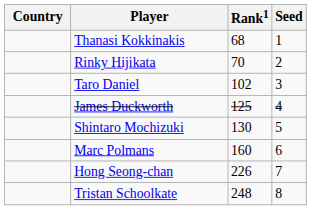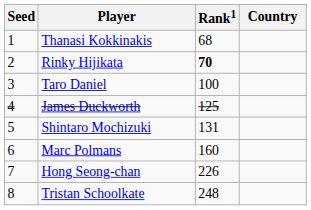columns swapped: (38, 17) <-> (289, 17)
(238, 62) normal -> (205, 62) bold
(241, 84) 102 -> (209, 84) 100
(241, 128) 130 -> (209, 128) 131
